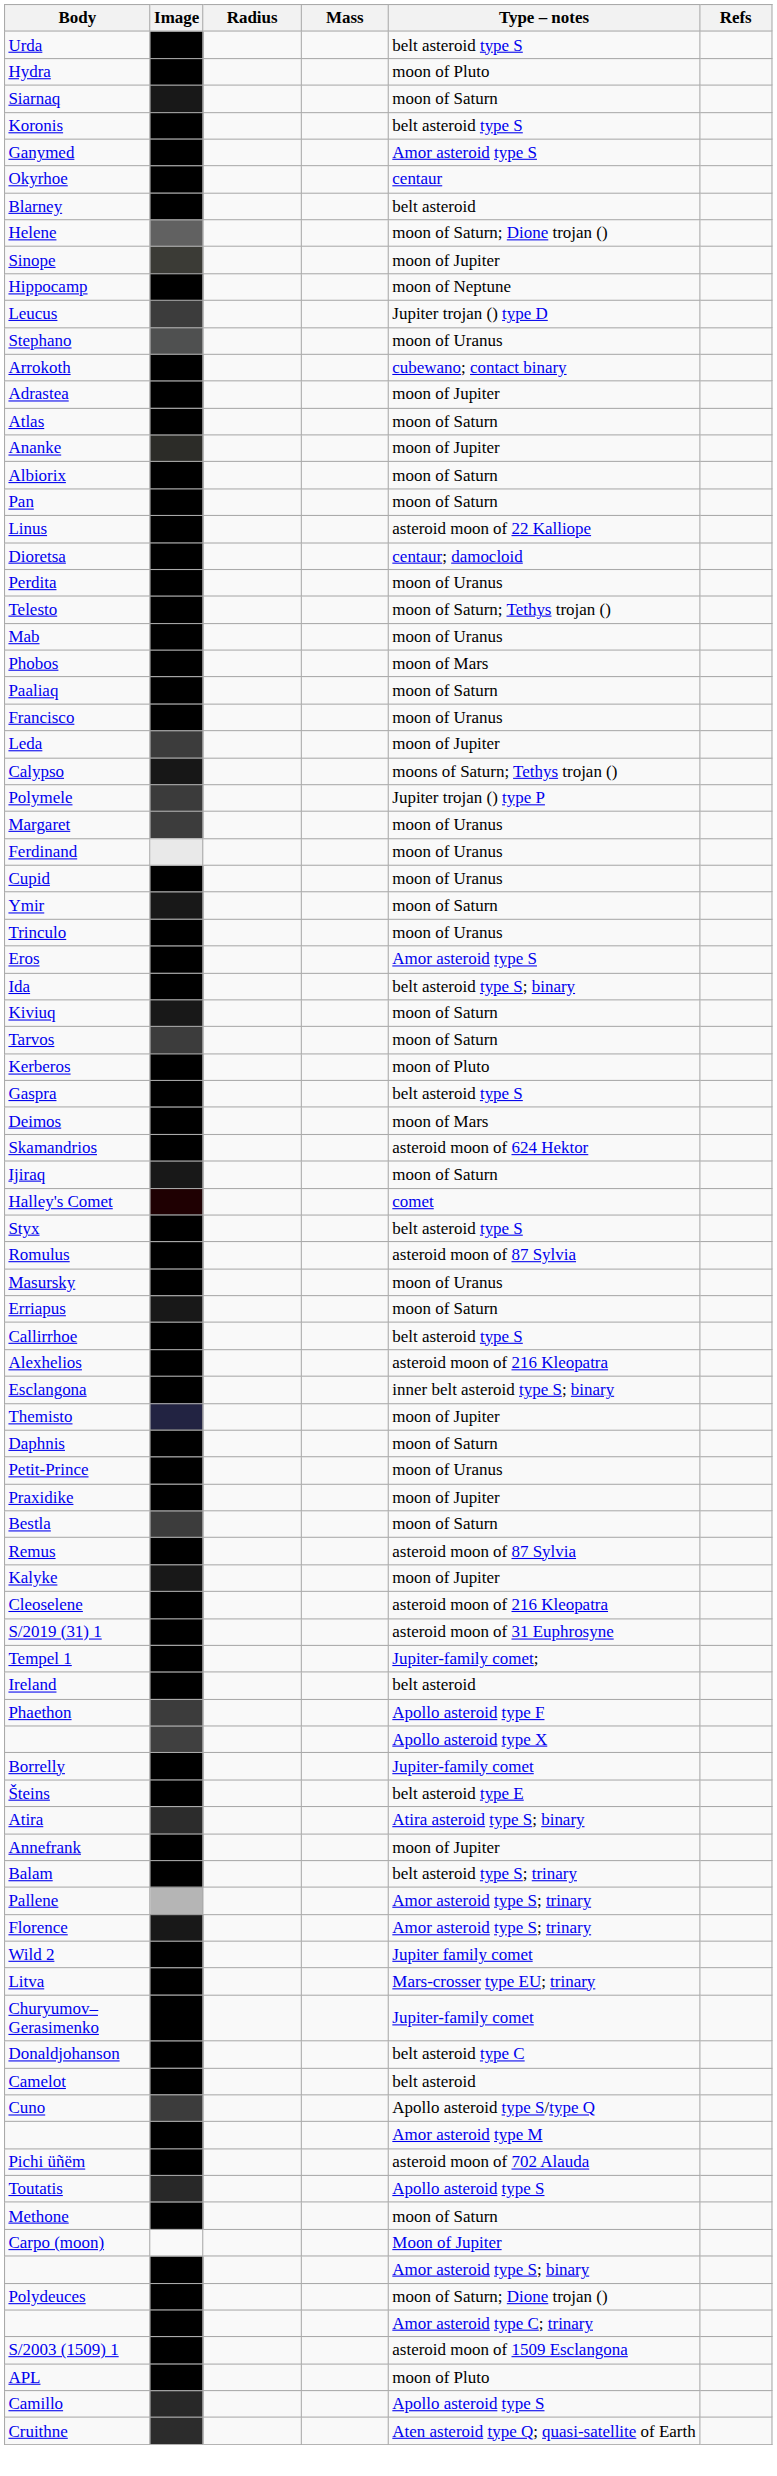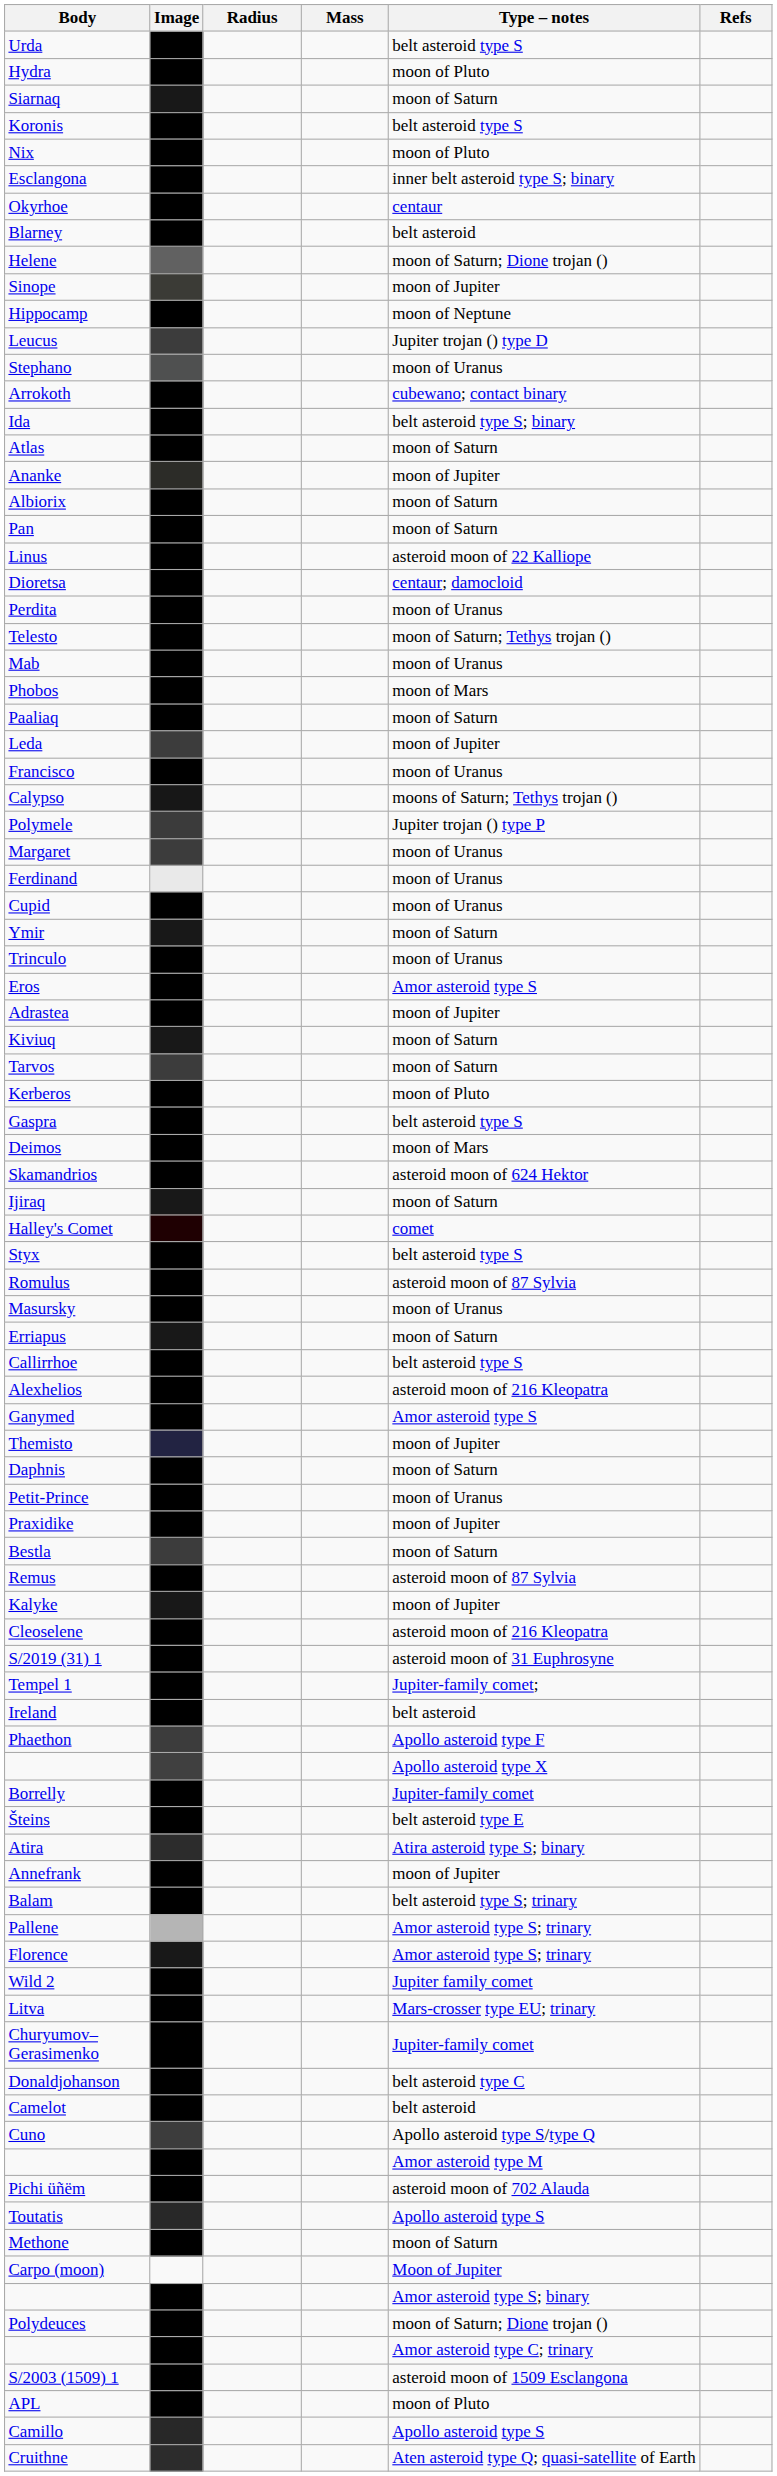+ row: (21, 152)
rows swapped: (41, 152) <-> (48, 1389)
rows swapped: (19, 986) <-> (39, 394)
rows swapped: (41, 717) <-> (25, 744)
